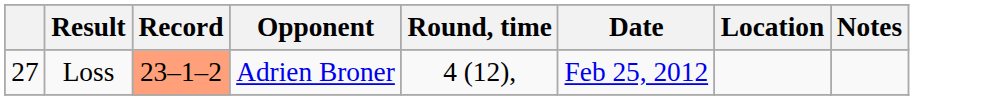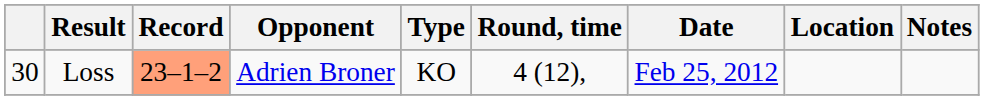+ column: (436, 27)
(25, 72) 27 -> (25, 72) 30
